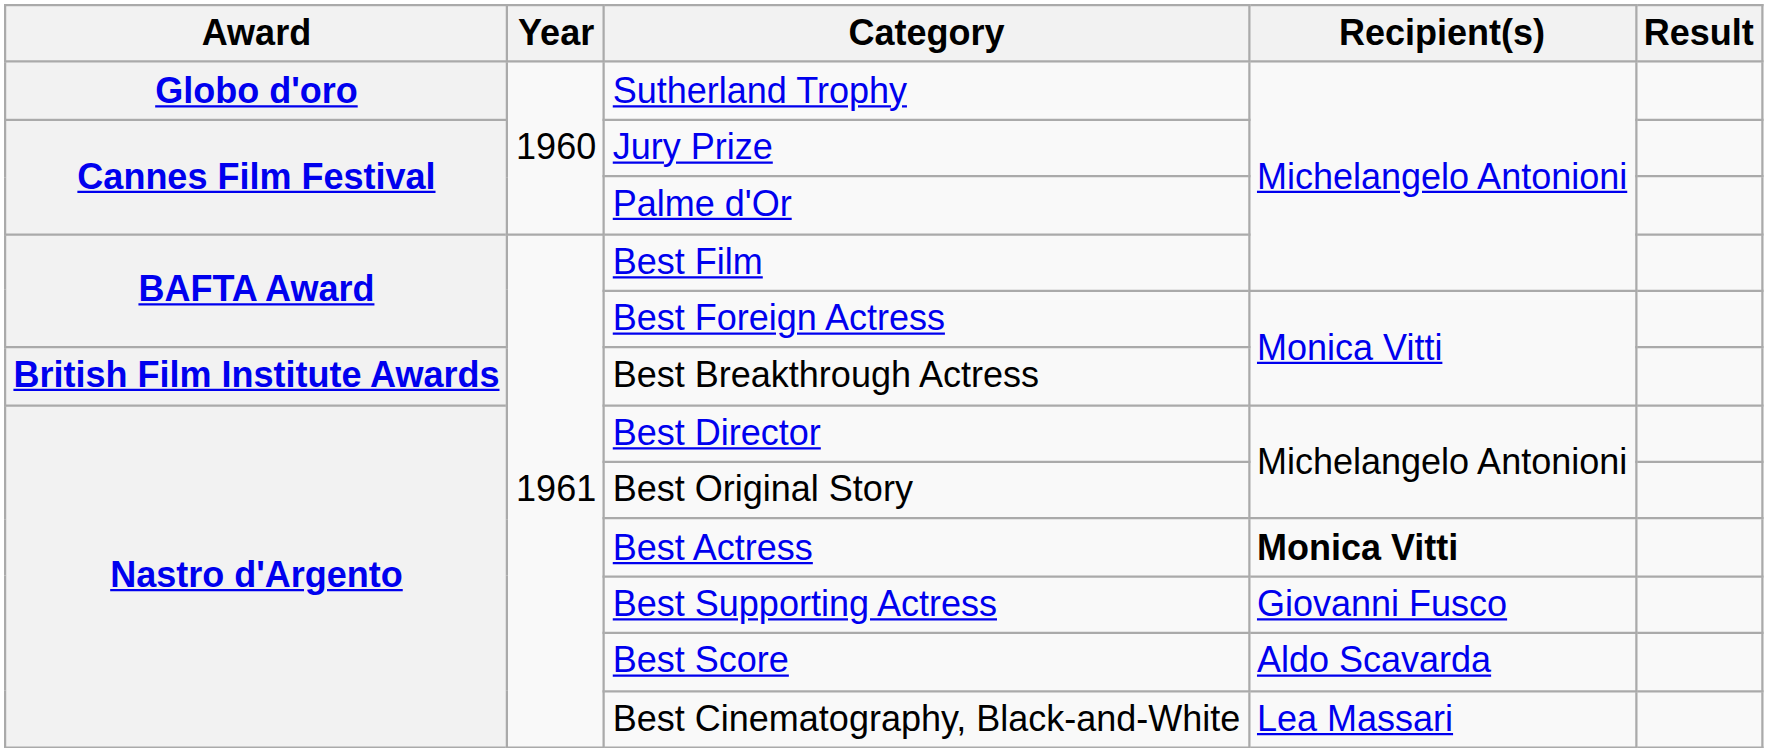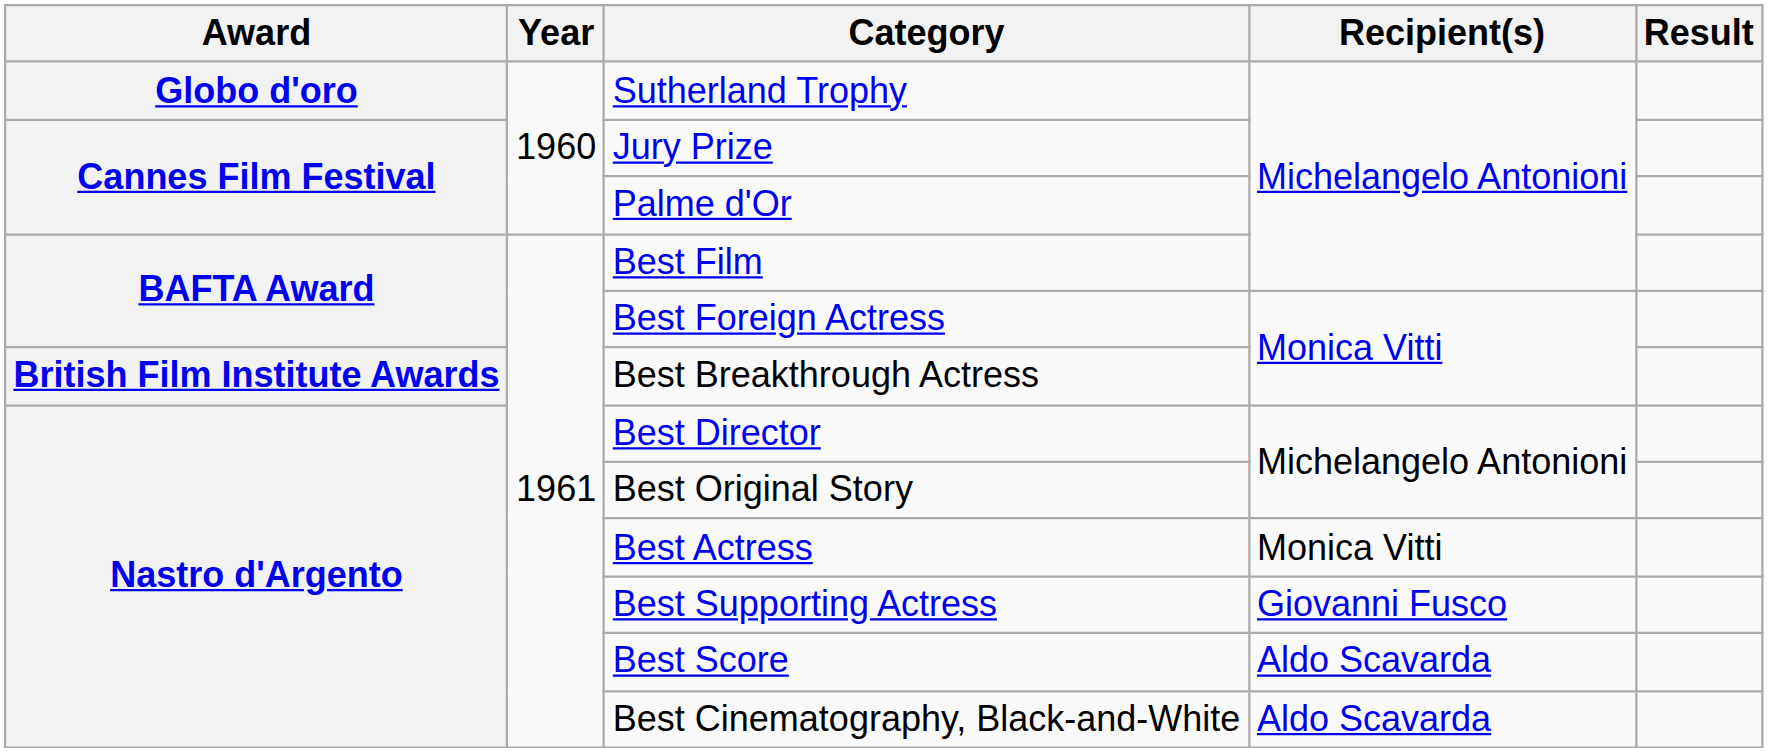(1358, 546) bold -> (1350, 546) normal
(1355, 718) Lea Massari -> (1374, 718) Aldo Scavarda
